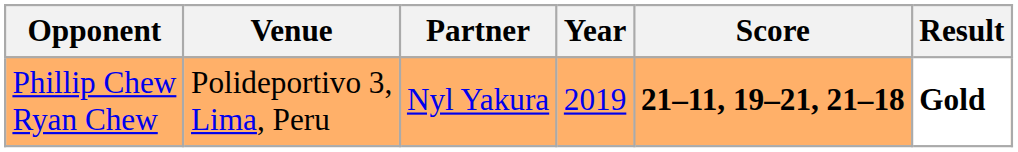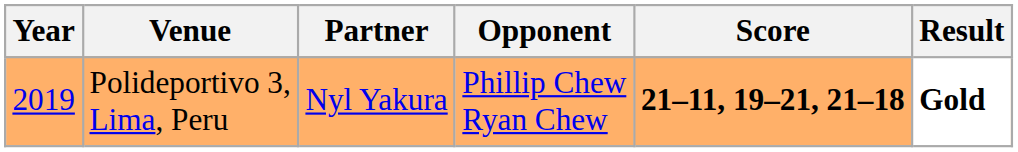columns swapped: (595, 30) <-> (94, 30)
